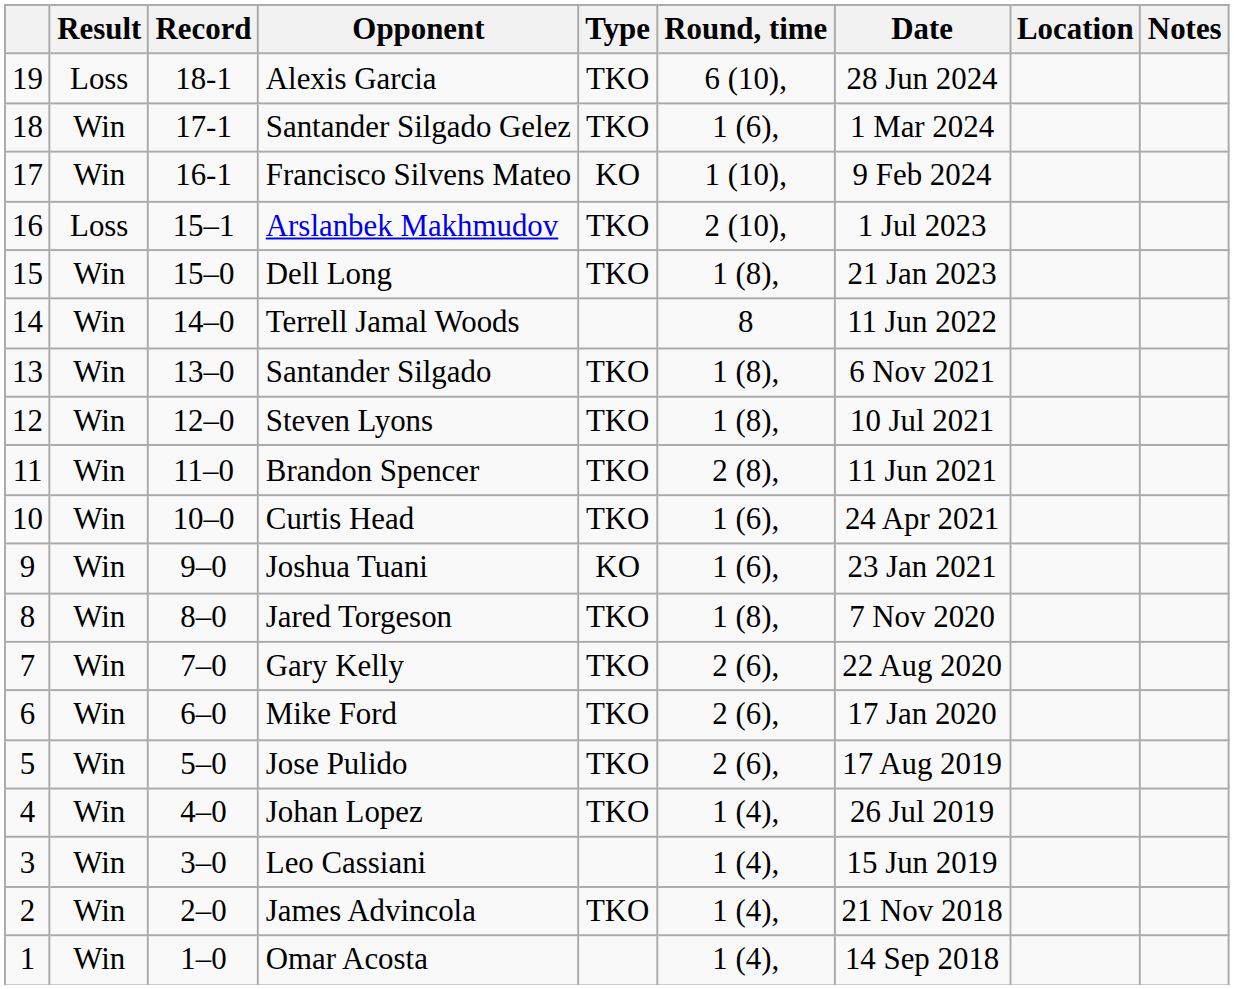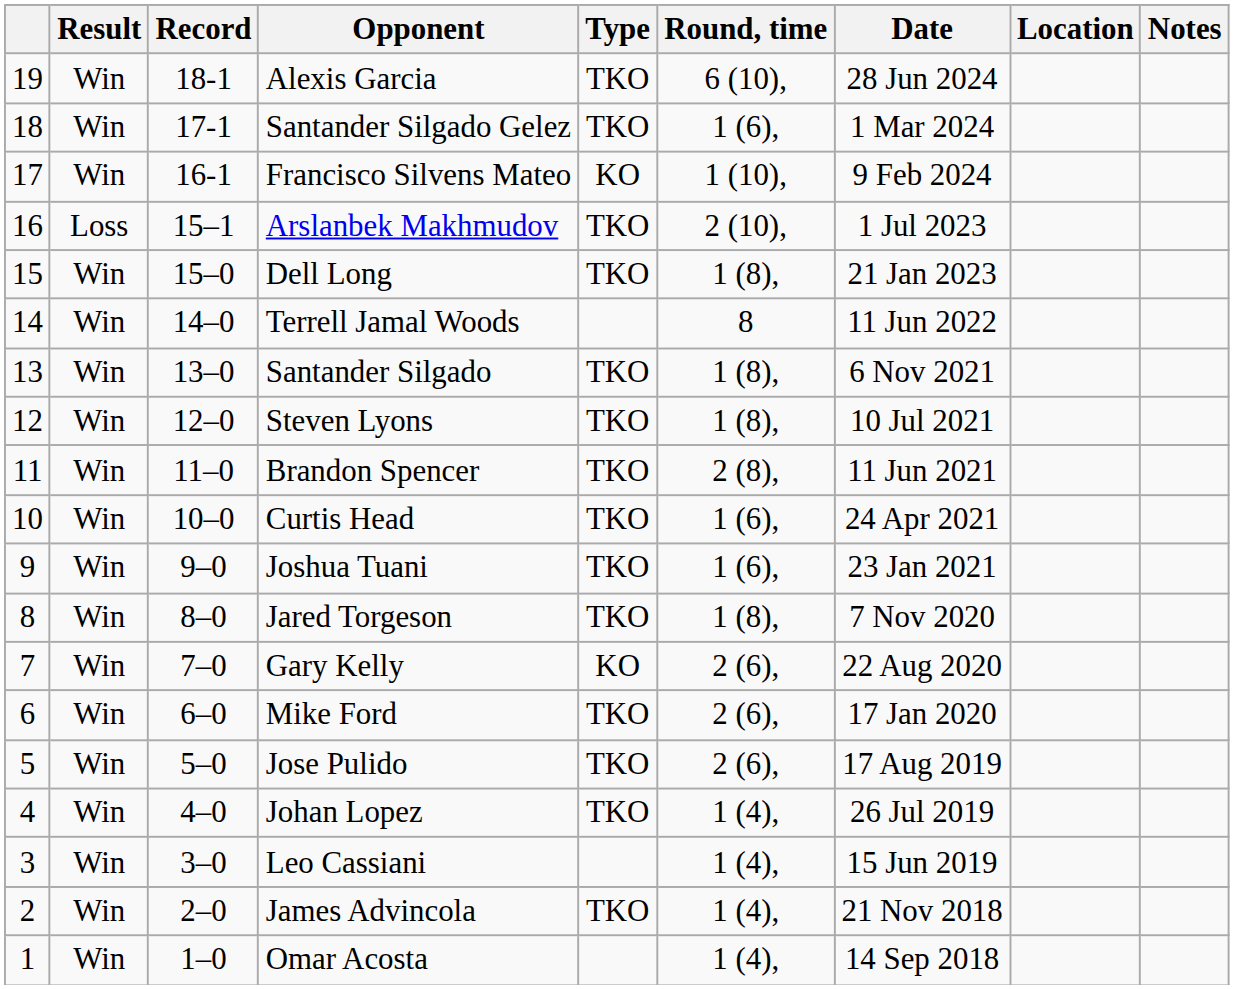(99, 77) Loss -> (99, 77) Win
(618, 567) KO -> (618, 567) TKO
(618, 665) TKO -> (618, 665) KO
